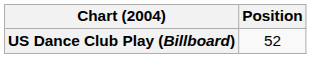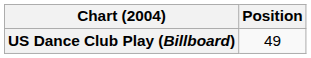(272, 41) 52 -> (272, 41) 49
